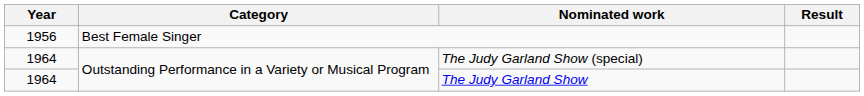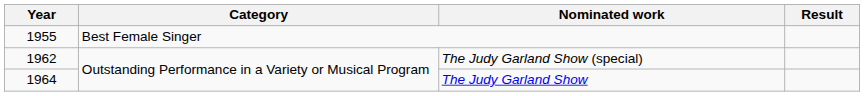(42, 36) 1956 -> (42, 36) 1955
(42, 58) 1964 -> (42, 58) 1962
